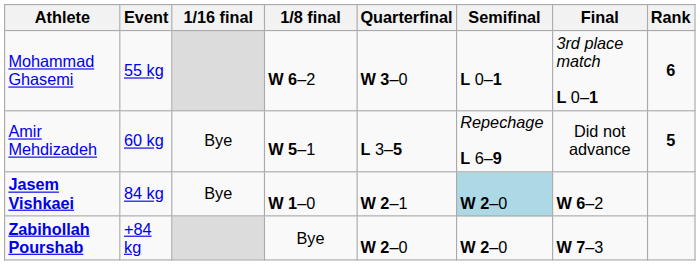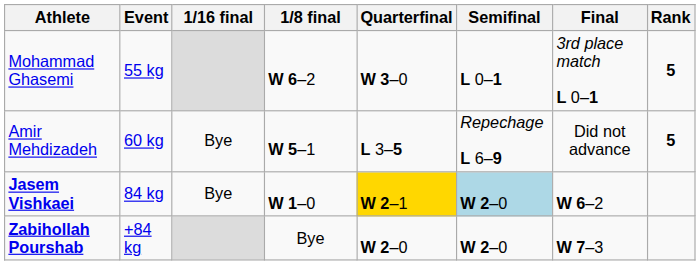(671, 71) 6 -> (671, 71) 5
(384, 203) no background -> (384, 203) gold background
